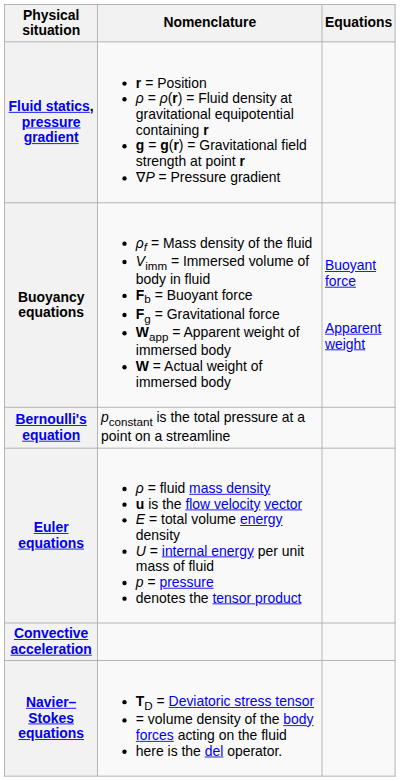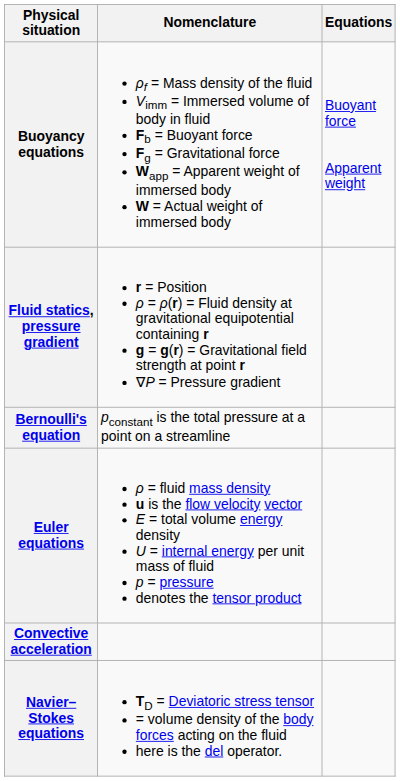rows swapped: (51, 122) <-> (51, 305)
